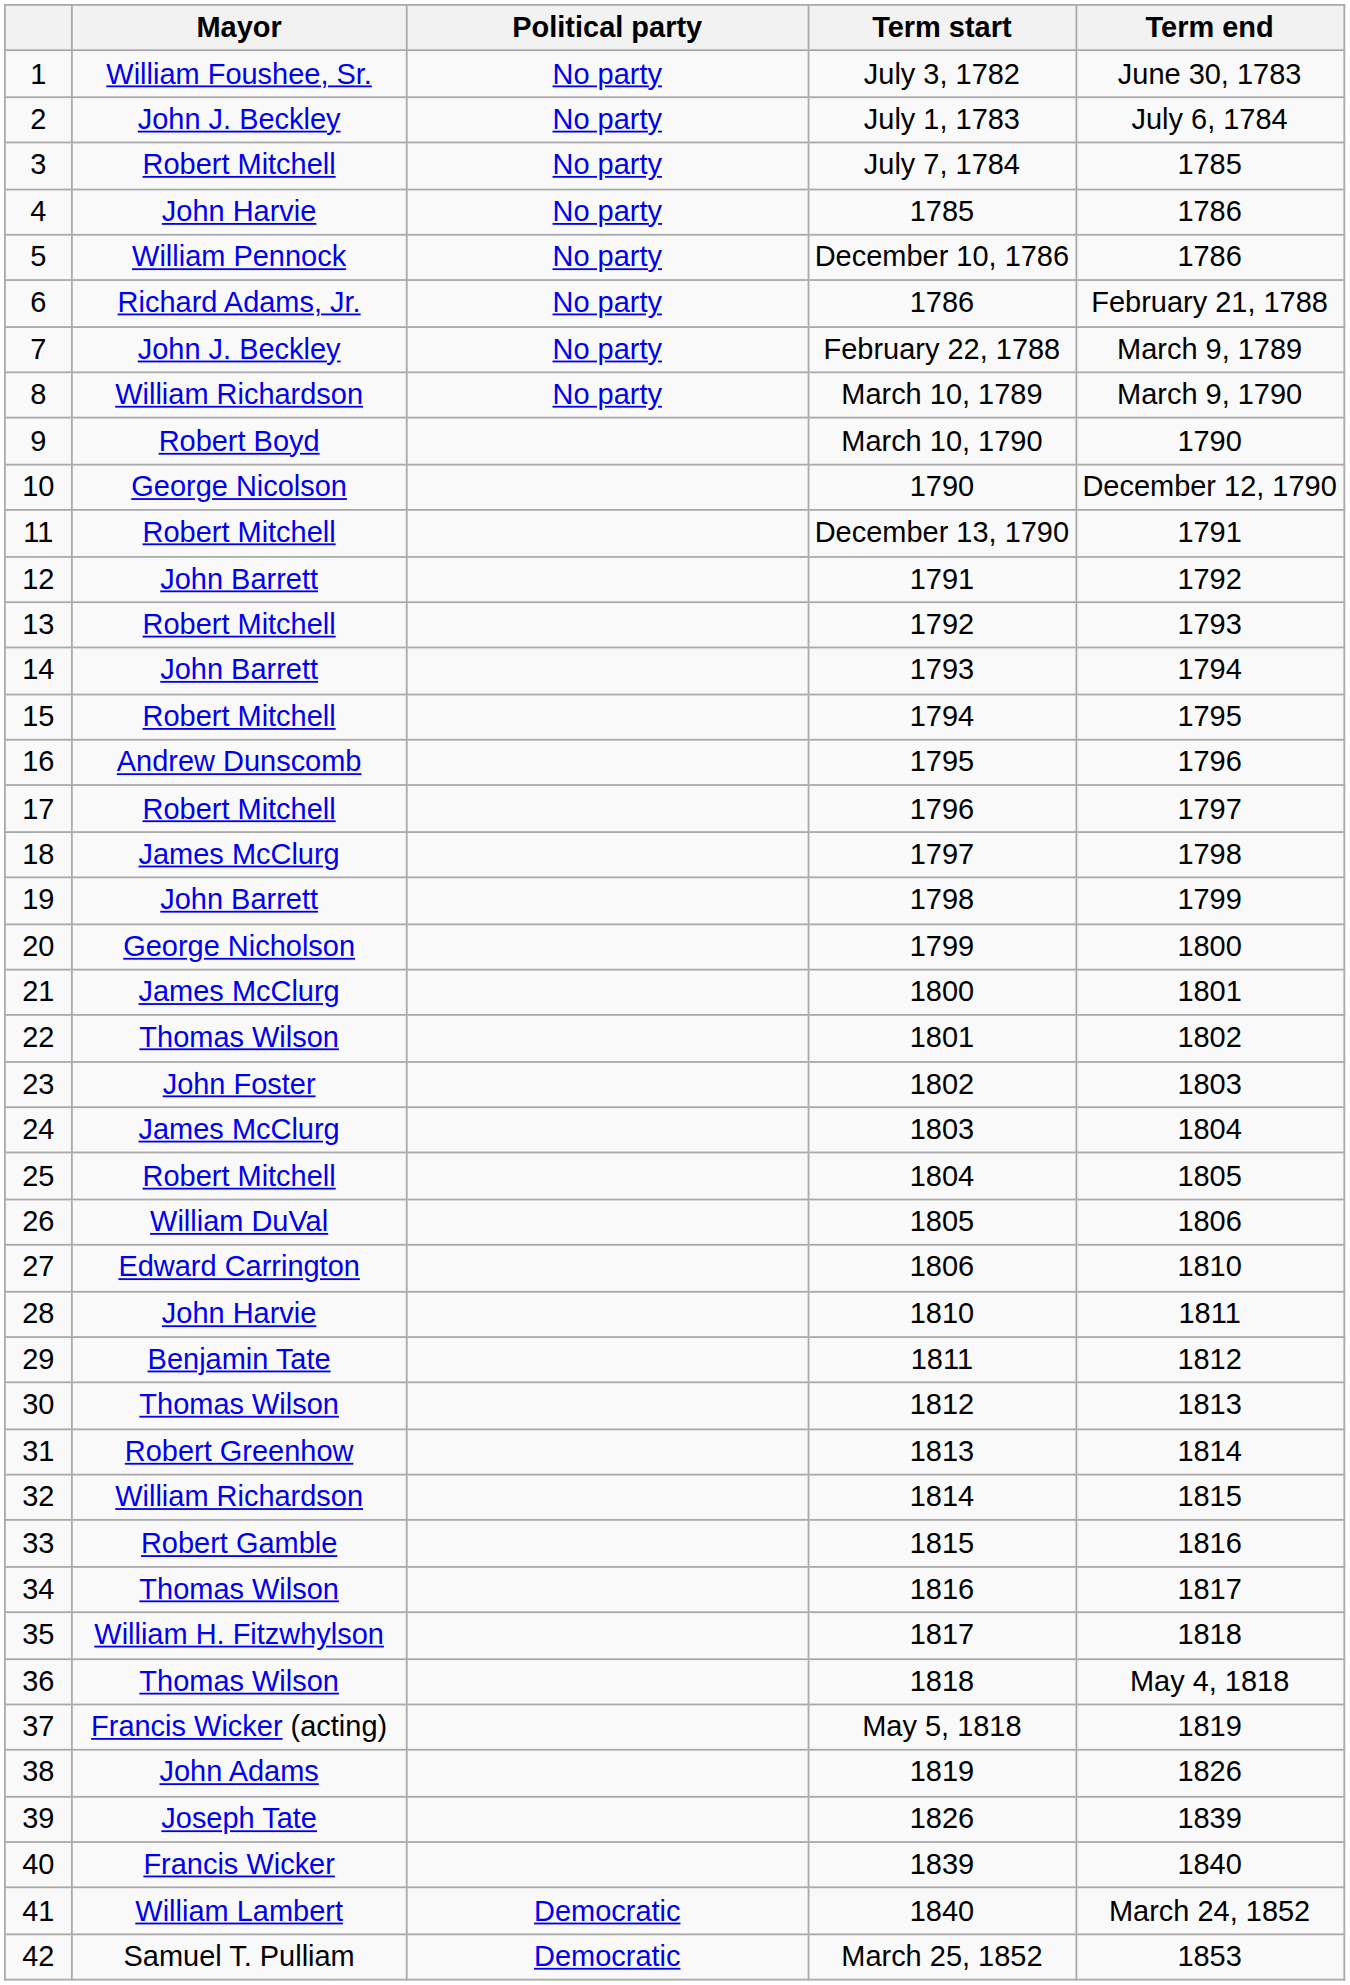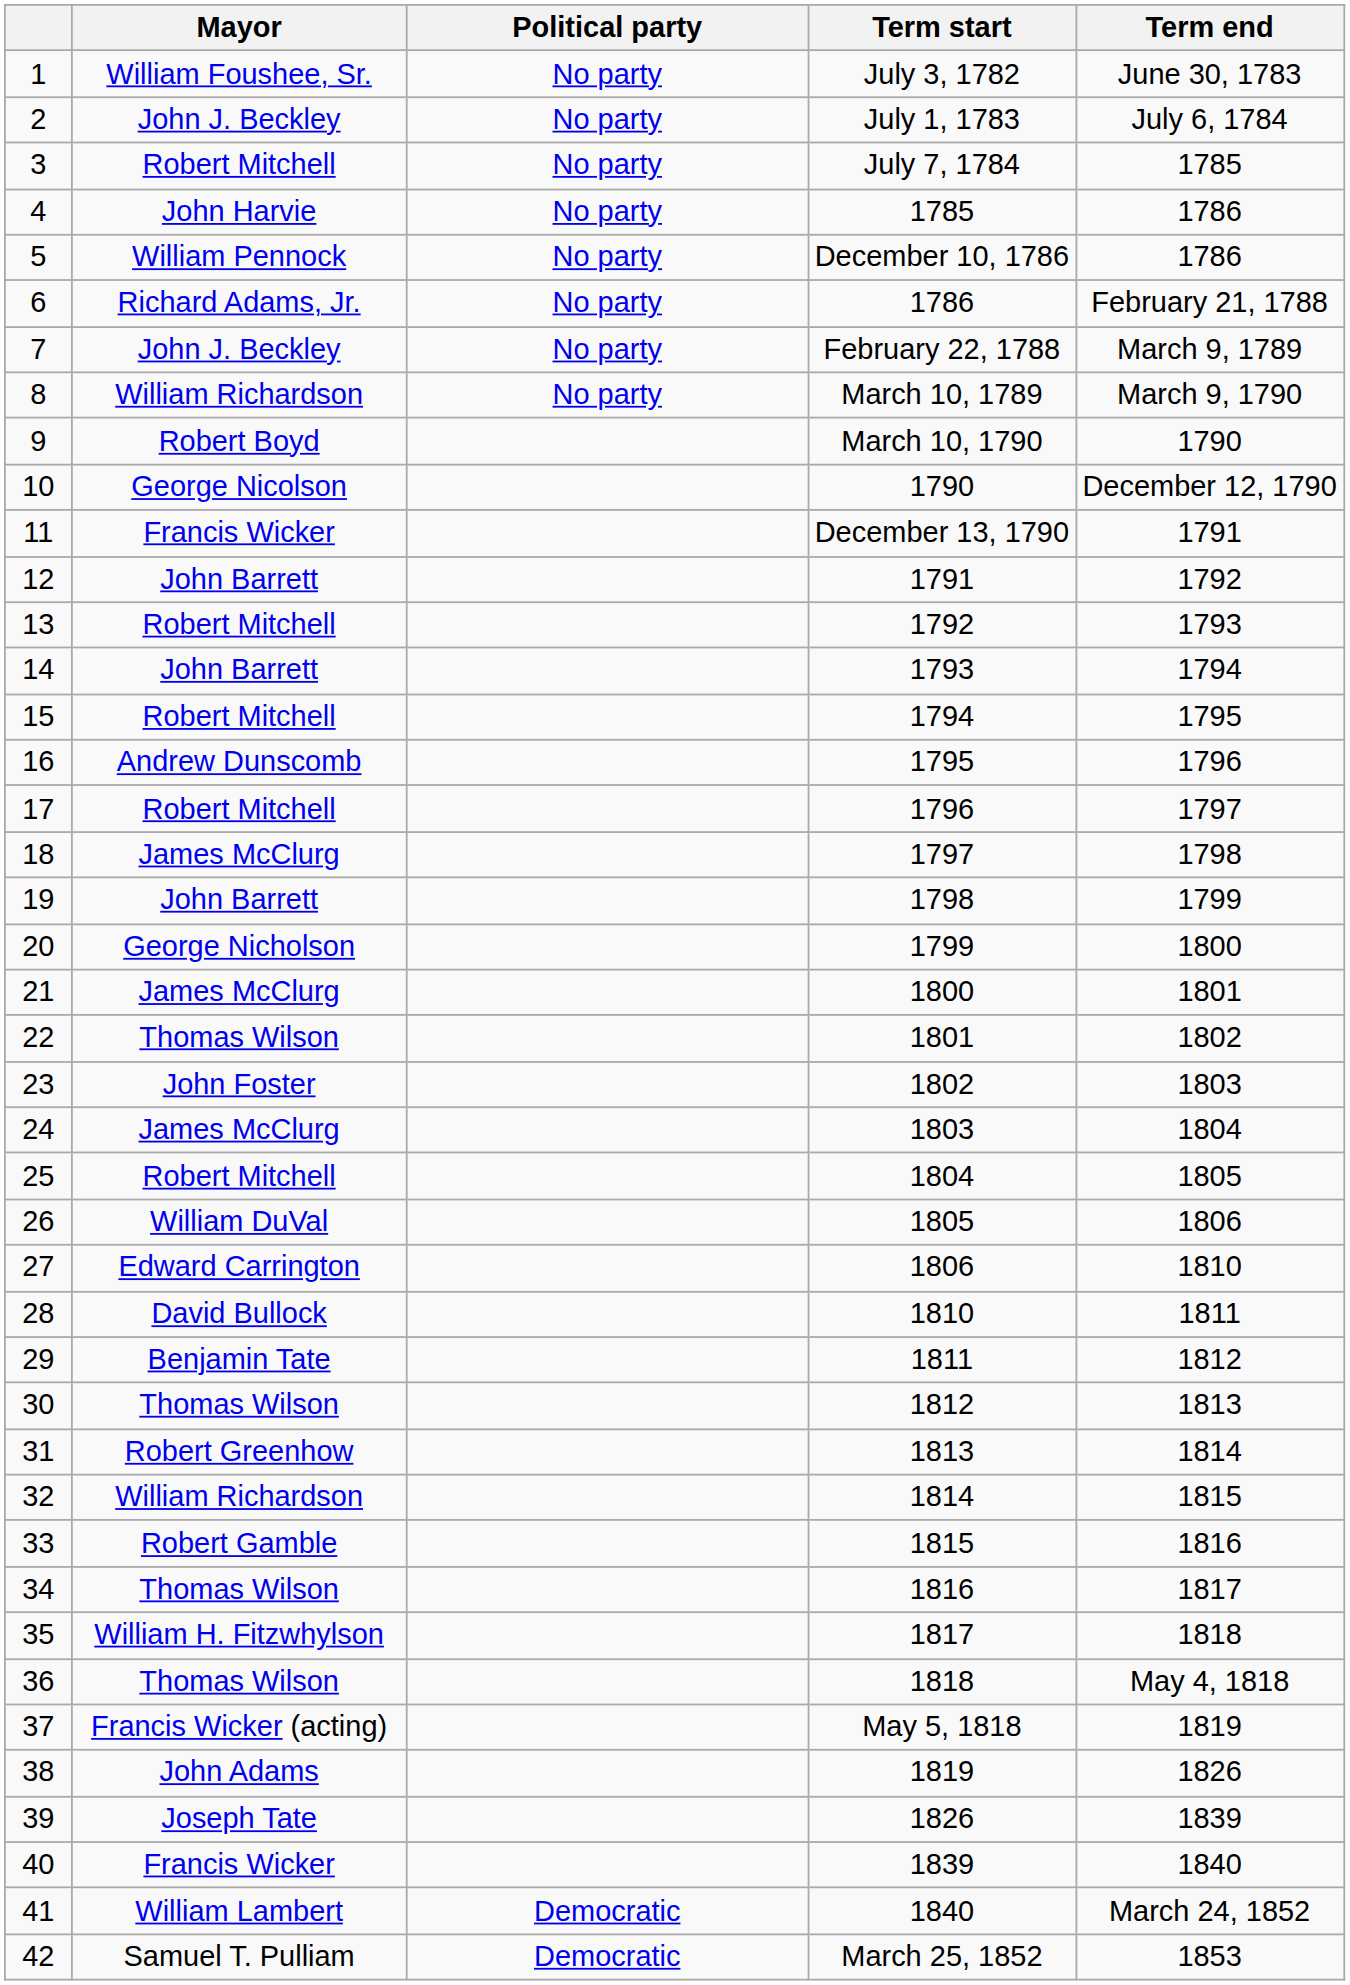(239, 532) Robert Mitchell -> (239, 532) Francis Wicker
(239, 1313) John Harvie -> (239, 1313) David Bullock
